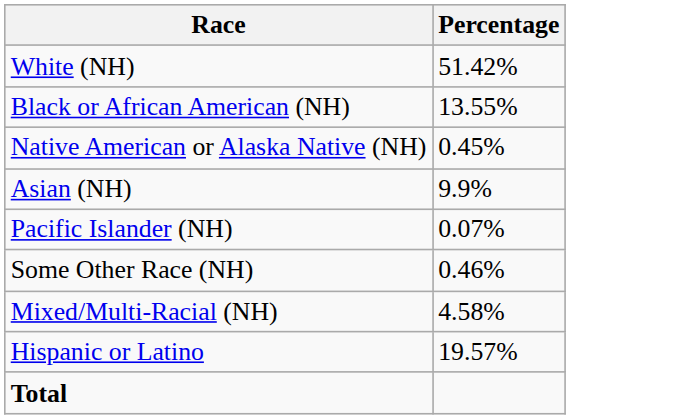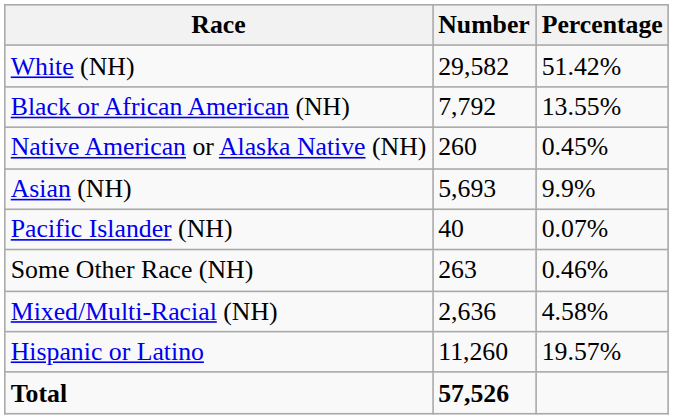+ column: (484, 24)
